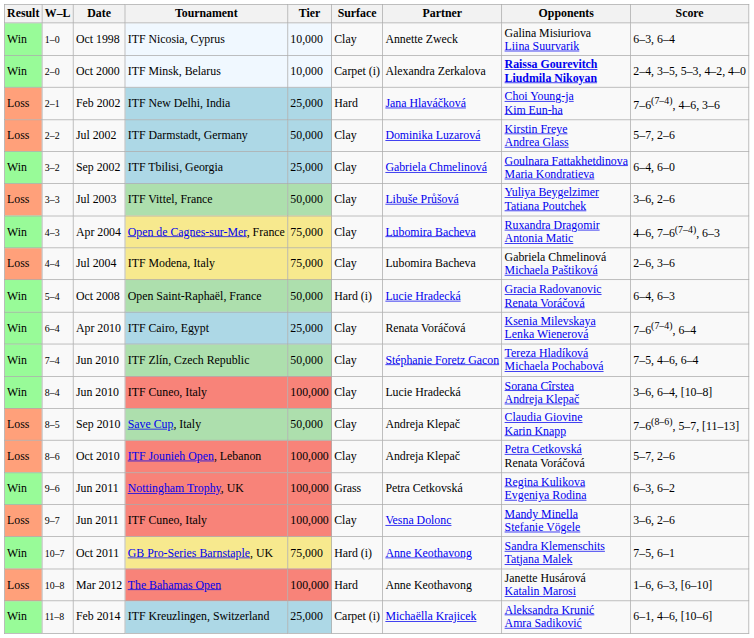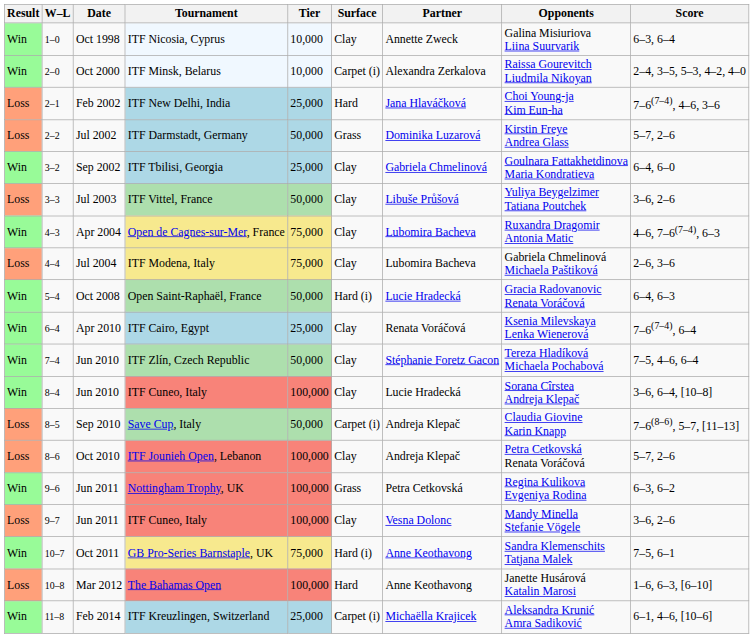(551, 71) bold -> (548, 71) normal
(345, 135) Clay -> (348, 135) Grass
(345, 424) Clay -> (357, 424) Carpet (i)
